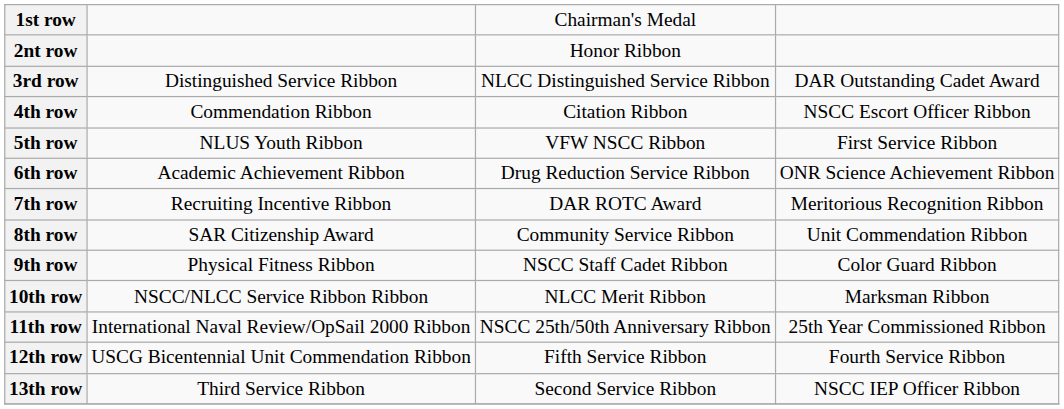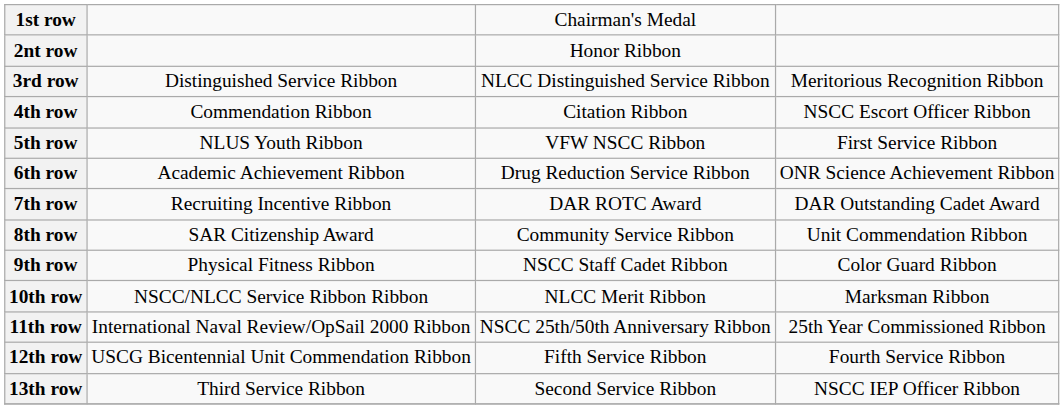(917, 81) DAR Outstanding Cadet Award -> (917, 81) Meritorious Recognition Ribbon
(917, 204) Meritorious Recognition Ribbon -> (917, 204) DAR Outstanding Cadet Award
